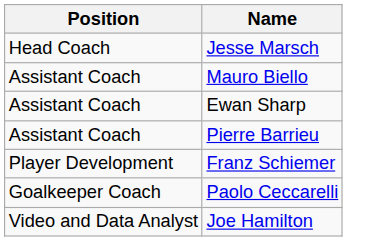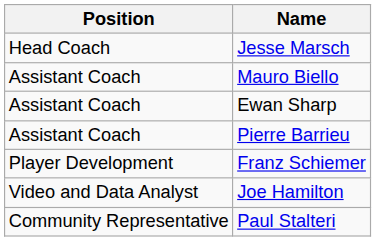- row: (272, 192)
+ row: (286, 221)
